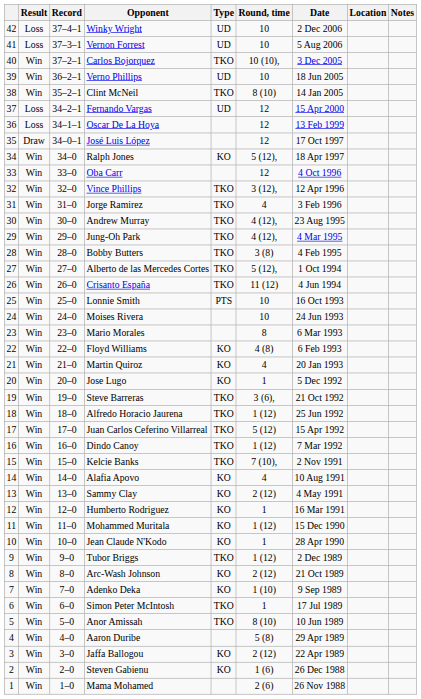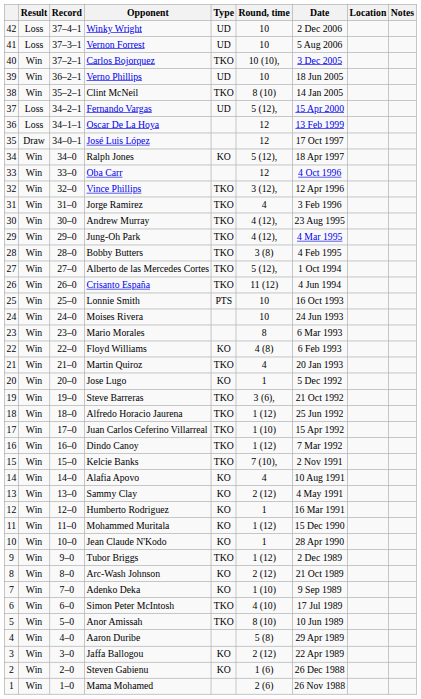(264, 108) 12 -> (264, 108) 5 (12),
(224, 365) KO -> (224, 365) TKO
(264, 429) 5 (12) -> (264, 429) 1 (10)
(264, 606) 1 -> (264, 606) 4 (10)
